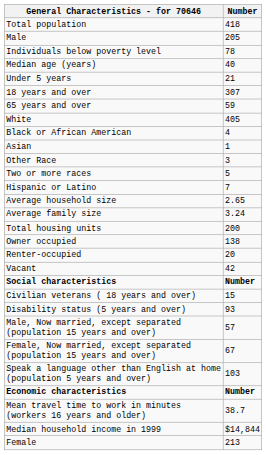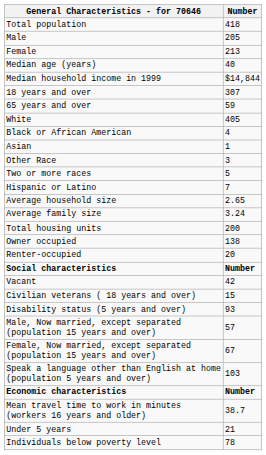rows swapped: (21, 443) <-> (84, 52)
rows swapped: (39, 79) <-> (84, 429)
rows swapped: (21, 269) <-> (61, 282)
